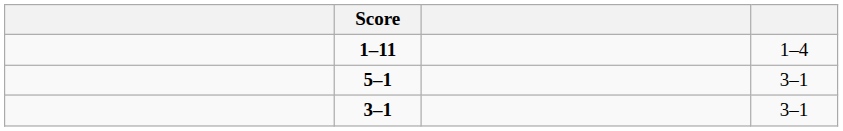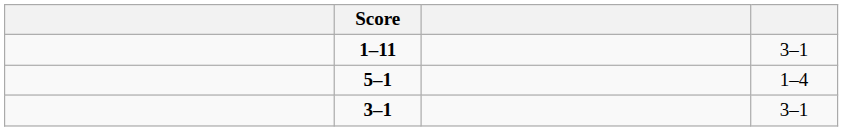(794, 49) 1–4 -> (794, 49) 3–1
(794, 79) 3–1 -> (794, 79) 1–4
